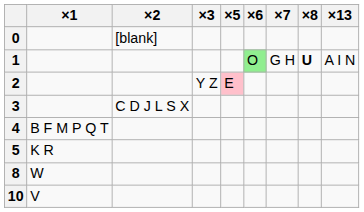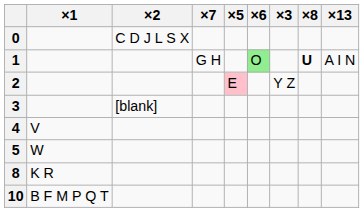columns swapped: (207, 15) <-> (282, 15)
(136, 38) [blank] -> (152, 38) C D J L S X
(152, 106) C D J L S X -> (136, 106) [blank]
(69, 128) B F M P Q T -> (35, 128) V
(42, 151) K R -> (37, 151) W
(37, 173) W -> (42, 173) K R
(35, 196) V -> (69, 196) B F M P Q T
